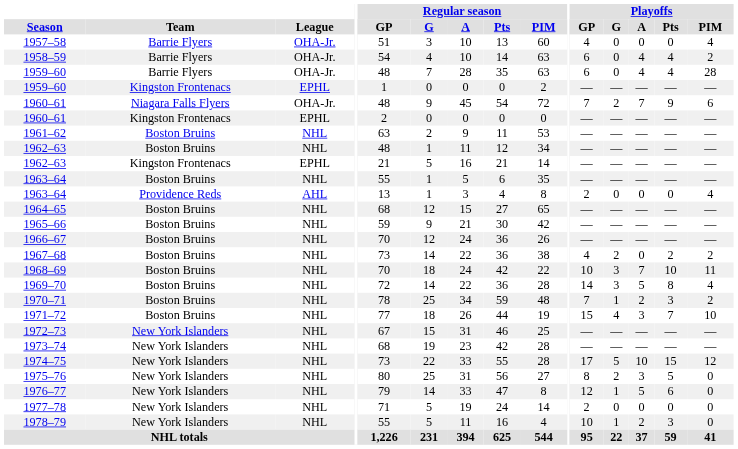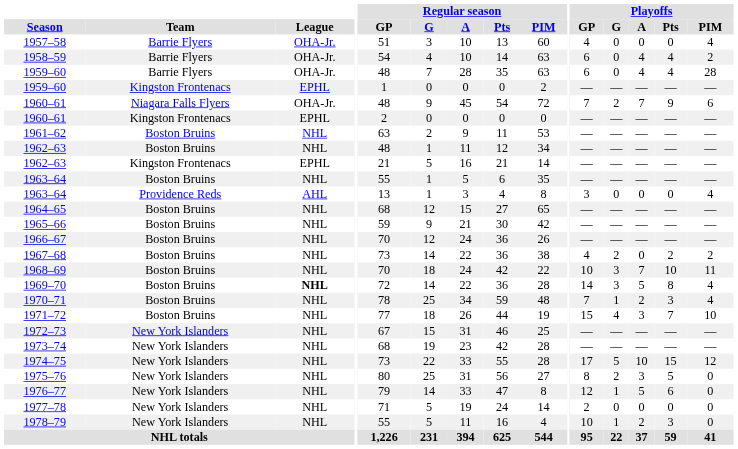(587, 194) 2 -> (587, 194) 3
(315, 285) normal -> (315, 285) bold
(710, 300) 2 -> (710, 300) 4
